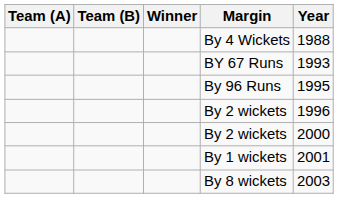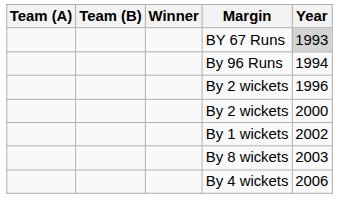- row: (39, 40)
(313, 63) no background -> (312, 39) lightgrey background
(313, 87) 1995 -> (312, 63) 1994
(313, 157) 2001 -> (312, 134) 2002
+ row: (41, 181)
